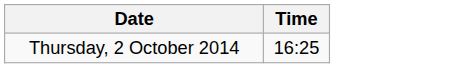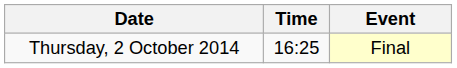+ column: (390, 18)
